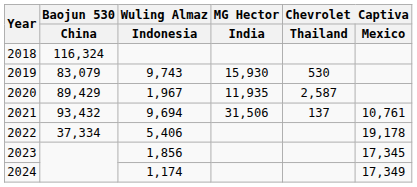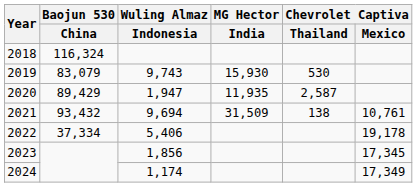(164, 93) 1,967 -> (164, 93) 1,947
(247, 113) 31,506 -> (247, 113) 31,509
(319, 113) 137 -> (319, 113) 138
